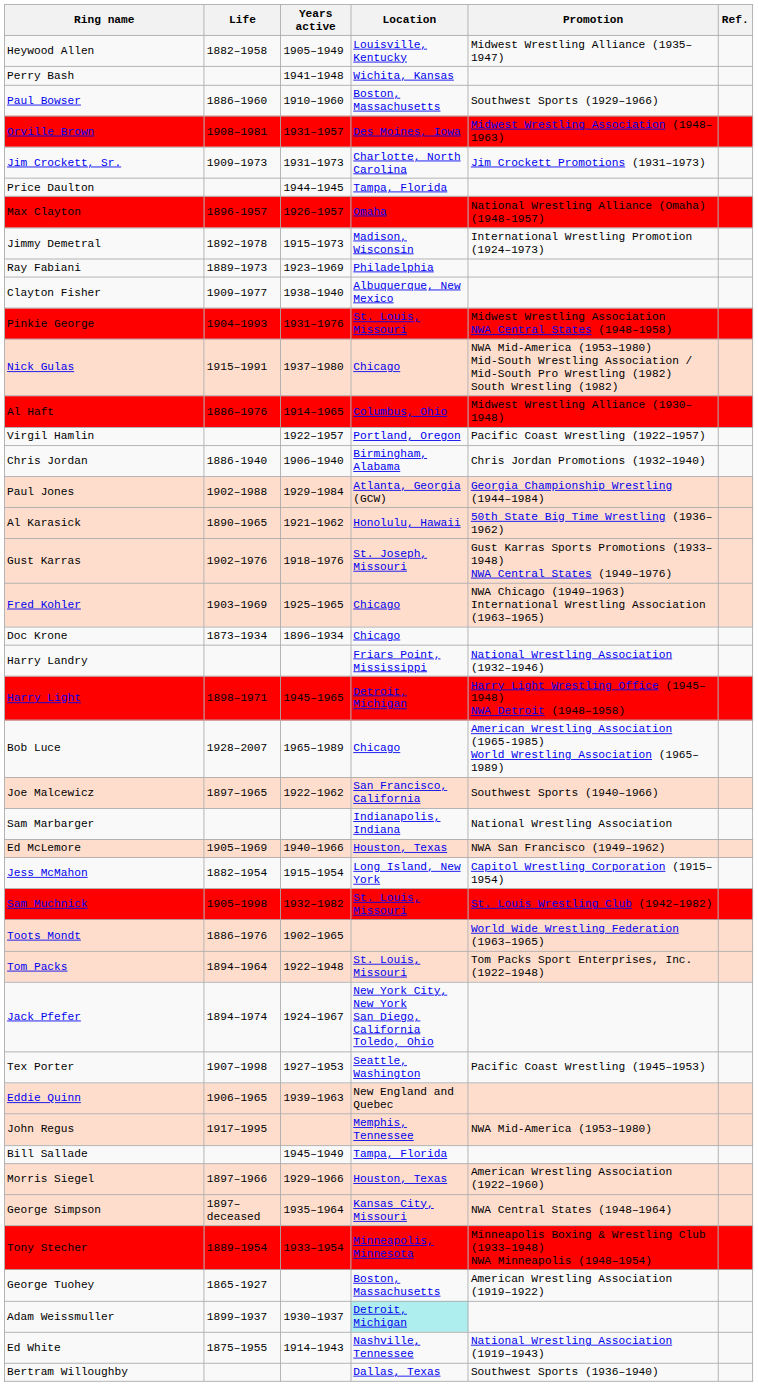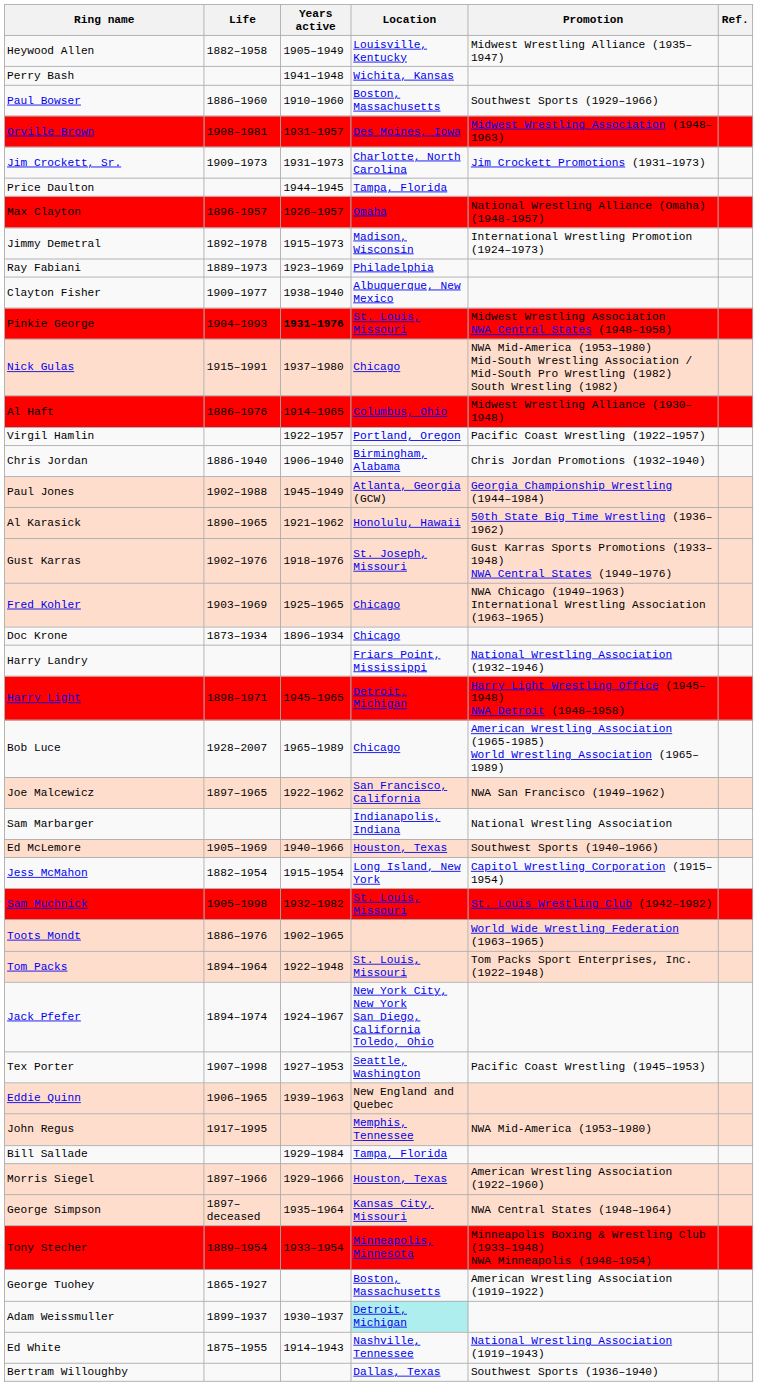(314, 324) normal -> (314, 324) bold
(314, 492) 1929–1984 -> (314, 492) 1945–1949
(565, 793) Southwest Sports (1940–1966) -> (568, 793) NWA San Francisco (1949–1962)
(568, 848) NWA San Francisco (1949–1962) -> (565, 848) Southwest Sports (1940–1966)
(314, 1154) 1945–1949 -> (314, 1154) 1929–1984
